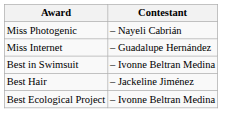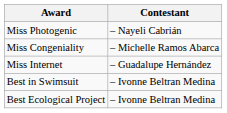+ row: (45, 47)
- row: (27, 82)
